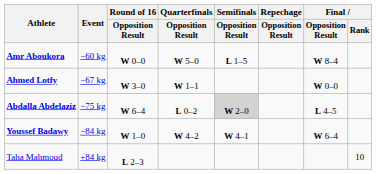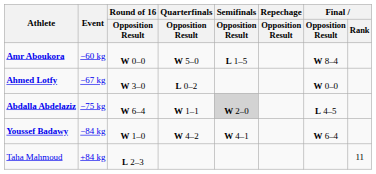(186, 86) W 1–1 -> (186, 86) L 0–2
(186, 111) L 0–2 -> (186, 111) W 1–1
(360, 157) 10 -> (360, 157) 11
